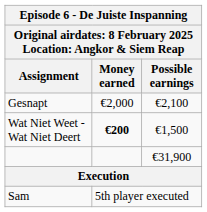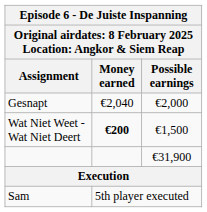(117, 103) €2,000 -> (117, 103) €2,040
(172, 103) €2,100 -> (172, 103) €2,000
